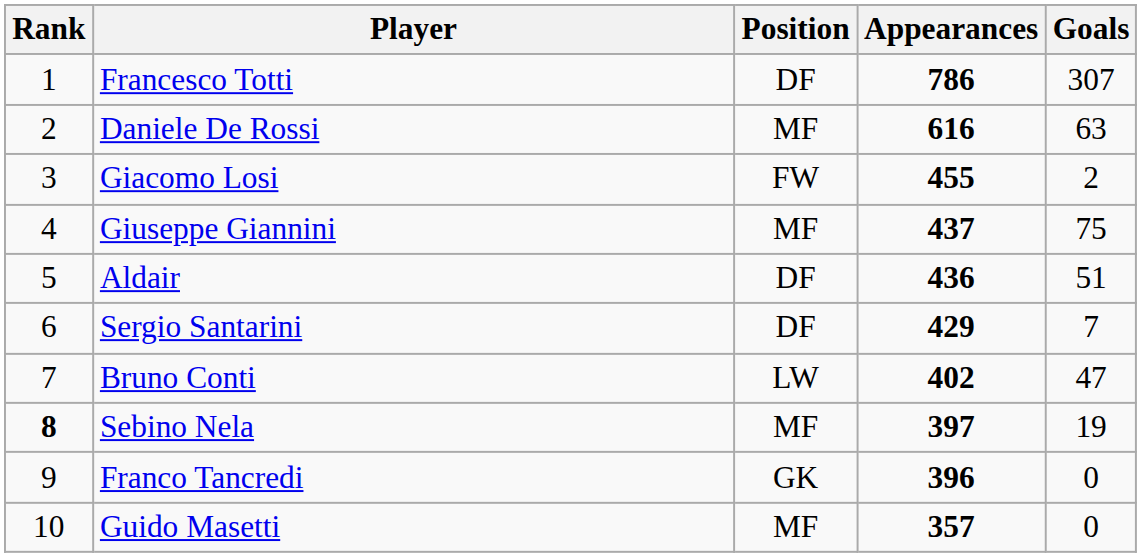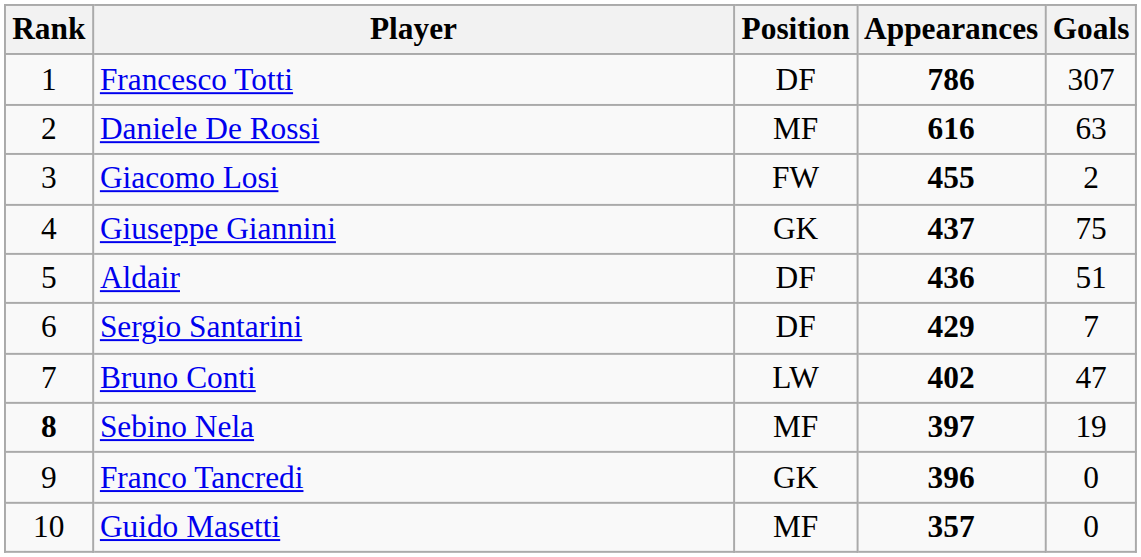(796, 228) MF -> (796, 228) GK
